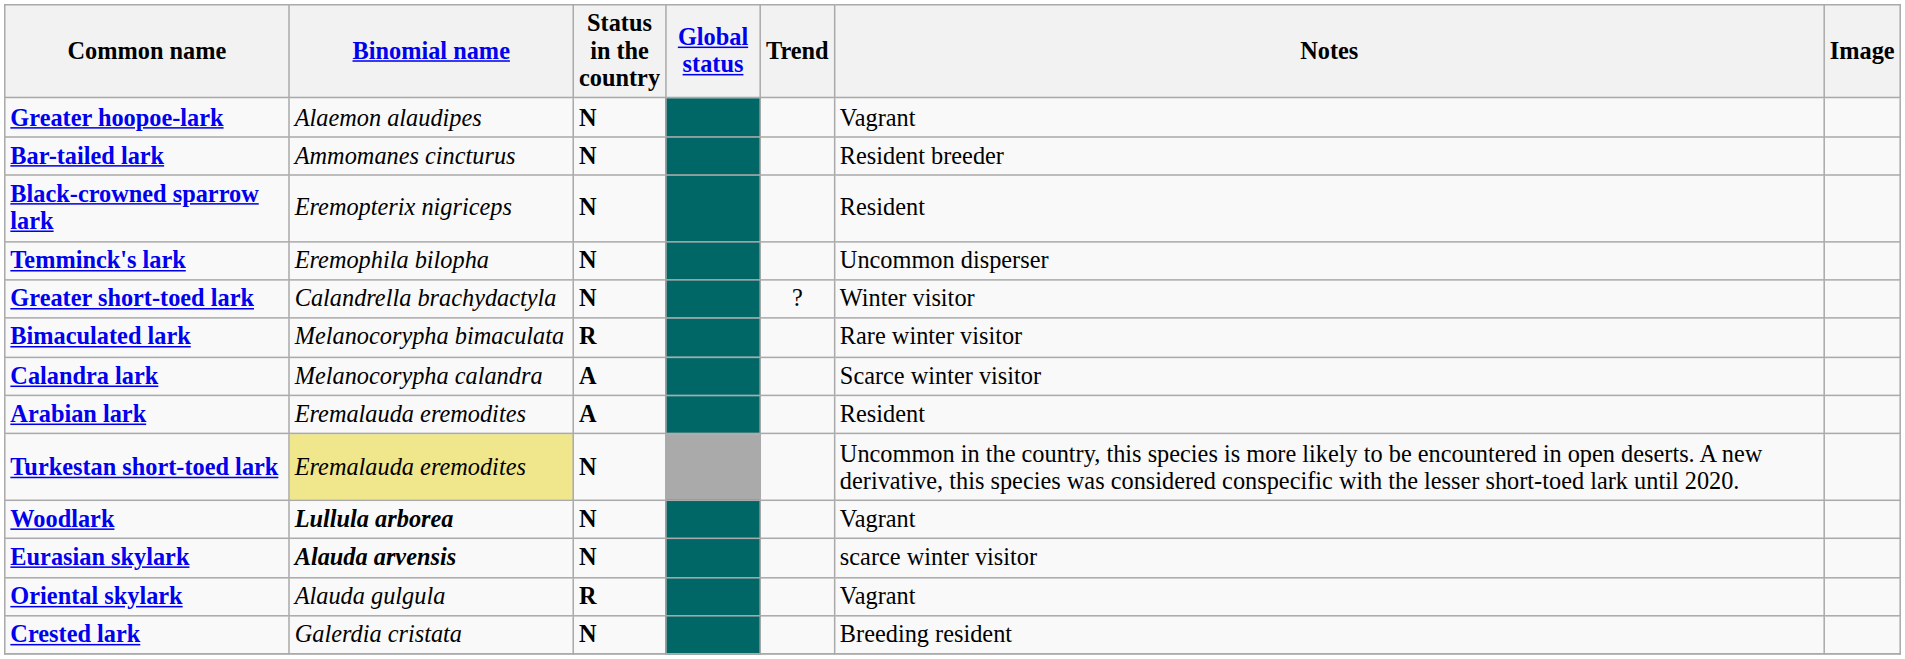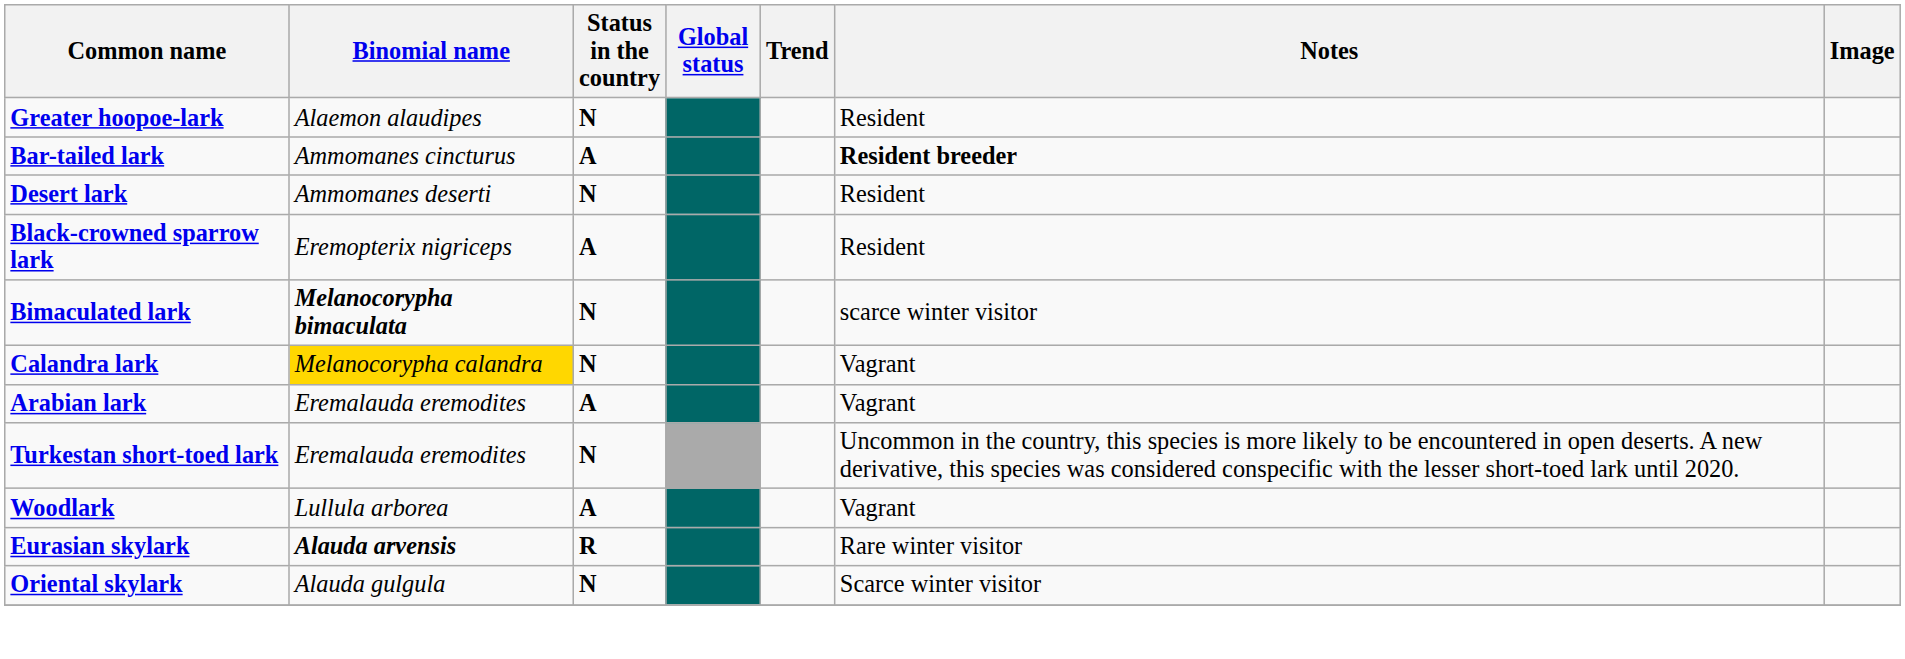(878, 117) Vagrant -> (882, 117) Resident
(588, 155) N -> (588, 155) A
(922, 155) normal -> (928, 155) bold
+ row: (69, 194)
(588, 207) N -> (588, 246) A
- row: (98, 260)
- row: (132, 298)
(429, 337) normal -> (374, 312) bold
(588, 337) R -> (588, 312) N
(931, 337) Rare winter visitor -> (938, 312) scarce winter visitor
(419, 375) no background -> (419, 364) gold background
(588, 375) A -> (588, 364) N
(940, 375) Scarce winter visitor -> (878, 364) Vagrant
(882, 414) Resident -> (878, 403) Vagrant
(410, 466) khaki background -> (410, 455) no background
(374, 518) bold -> (372, 507) normal
(588, 518) N -> (588, 507) A
(588, 557) N -> (588, 546) R
(938, 557) scarce winter visitor -> (931, 546) Rare winter visitor
(588, 596) R -> (588, 584) N
(878, 596) Vagrant -> (940, 584) Scarce winter visitor
- row: (75, 634)
